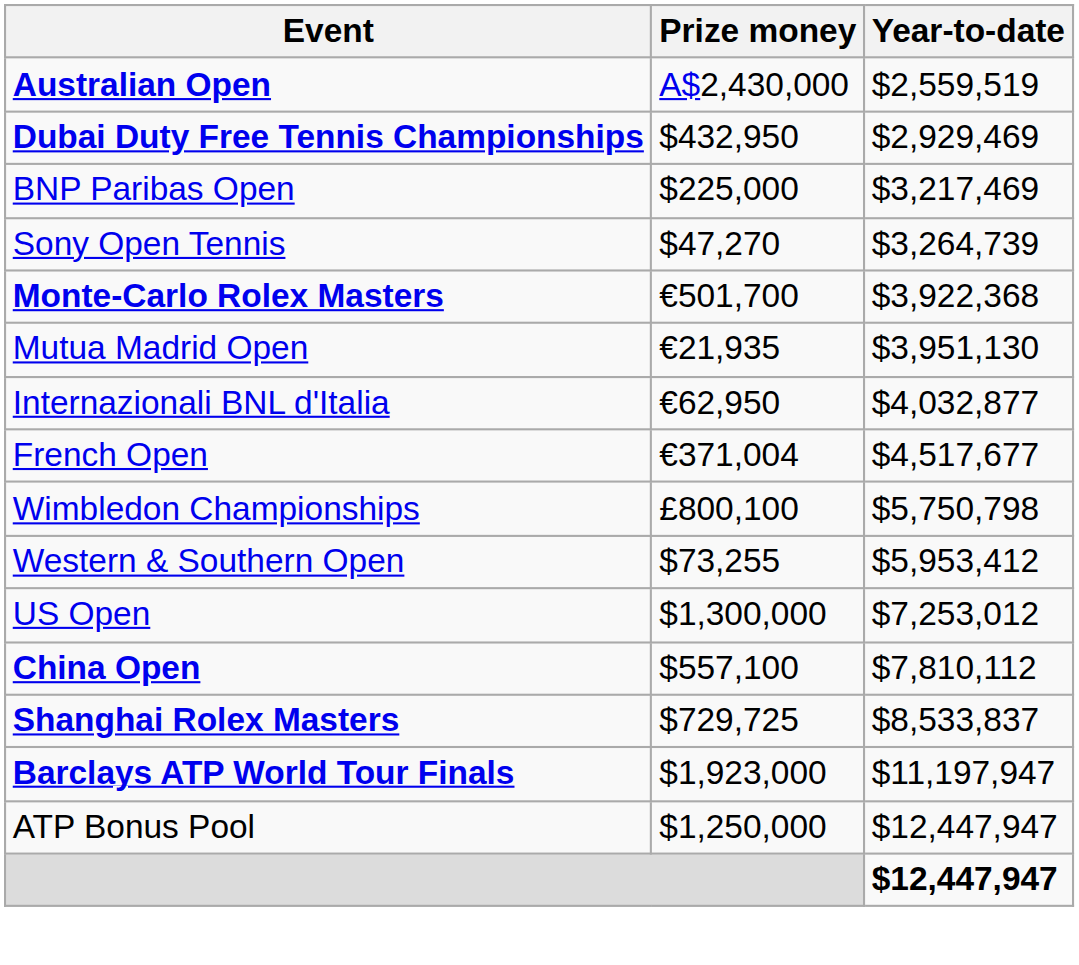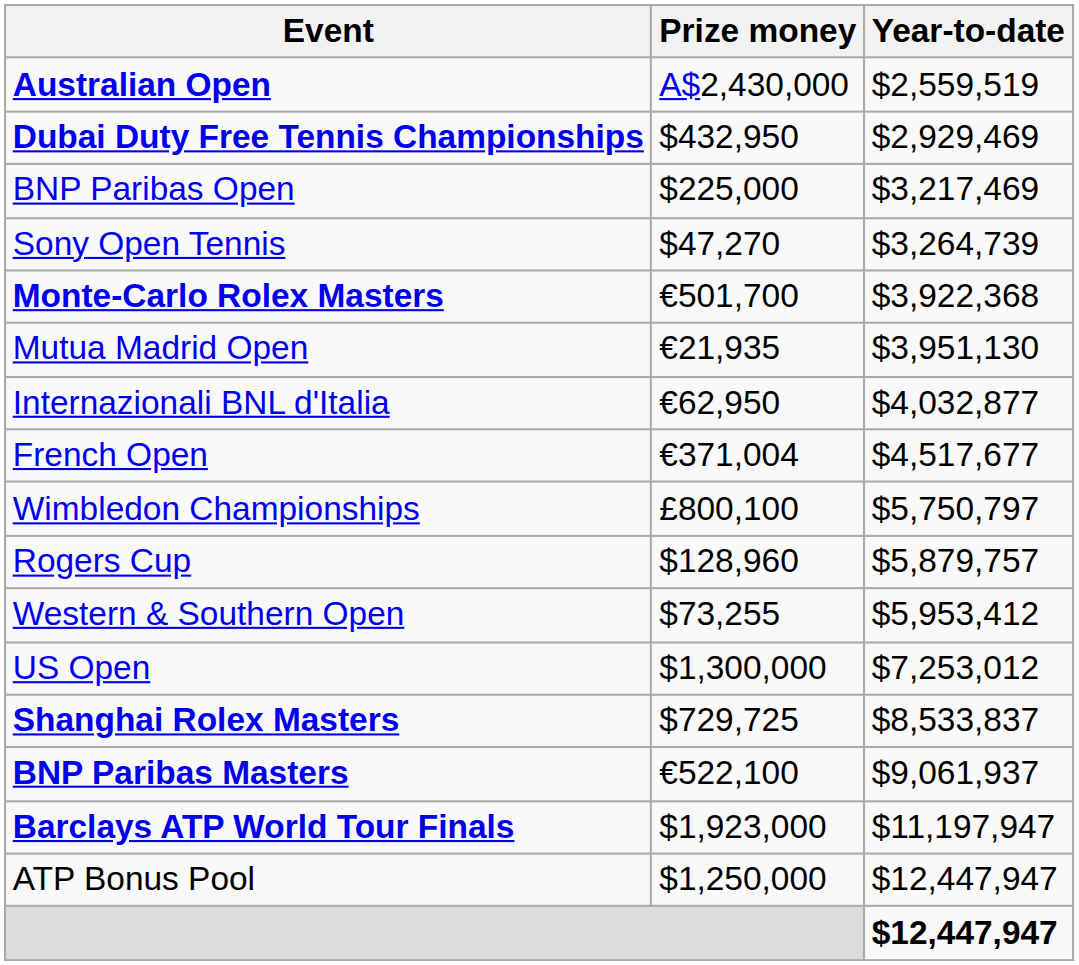(955, 508) $5,750,798 -> (955, 508) $5,750,797
+ row: (102, 561)
- row: (107, 667)
+ row: (181, 773)
